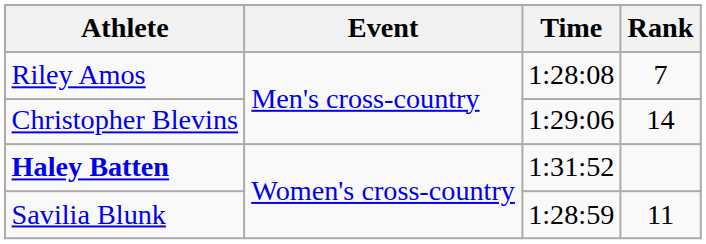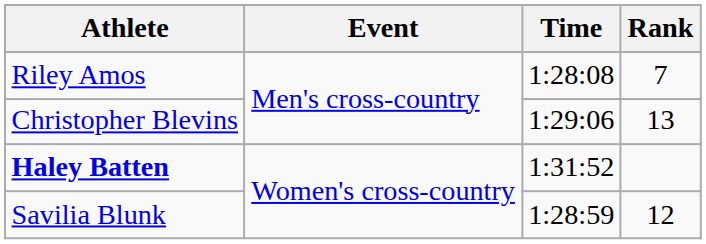(661, 121) 14 -> (661, 121) 13
(661, 214) 11 -> (661, 214) 12
